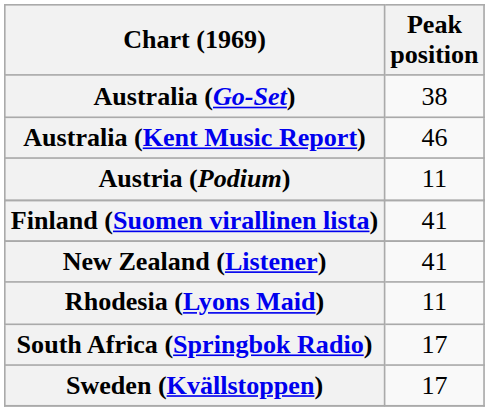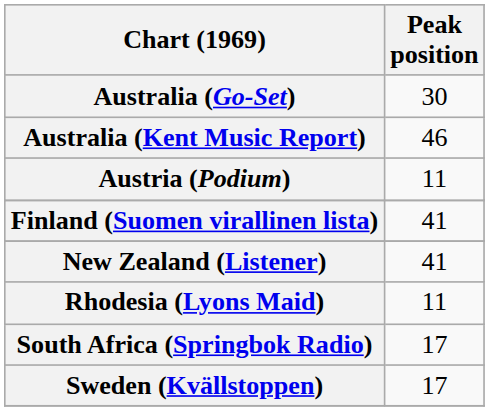(434, 95) 38 -> (434, 95) 30
